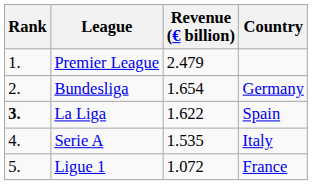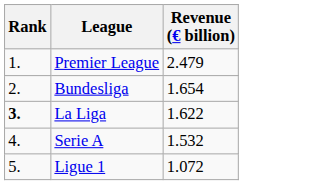- column: (273, 26)
(185, 140) 1.535 -> (185, 140) 1.532
